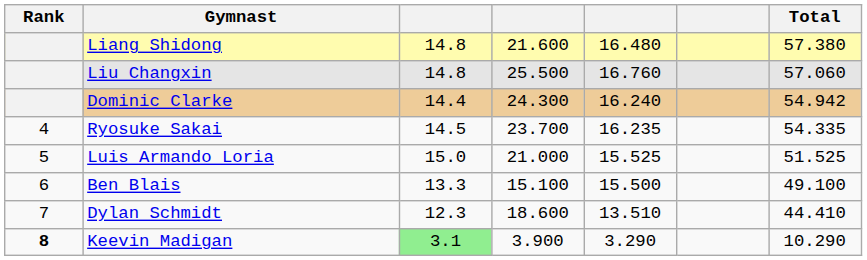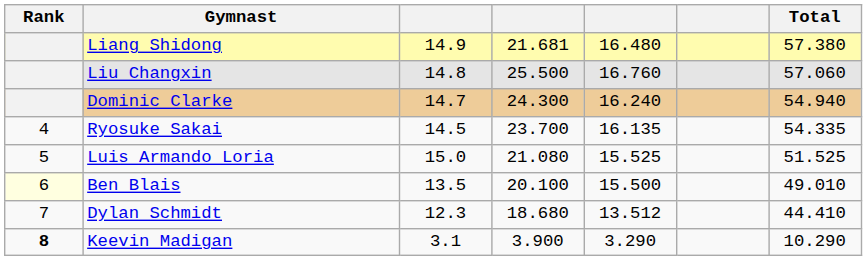(445, 47) 14.8 -> (445, 47) 14.9
(538, 47) 21.600 -> (538, 47) 21.681
(445, 103) 14.4 -> (445, 103) 14.7
(815, 103) 54.942 -> (815, 103) 54.940
(630, 131) 16.235 -> (630, 131) 16.135
(538, 159) 21.000 -> (538, 159) 21.080
(44, 186) no background -> (44, 186) lightyellow background
(445, 186) 13.3 -> (445, 186) 13.5
(538, 186) 15.100 -> (538, 186) 20.100
(815, 186) 49.100 -> (815, 186) 49.010
(538, 214) 18.600 -> (538, 214) 18.680
(630, 214) 13.510 -> (630, 214) 13.512
(445, 242) lightgreen background -> (445, 242) no background
